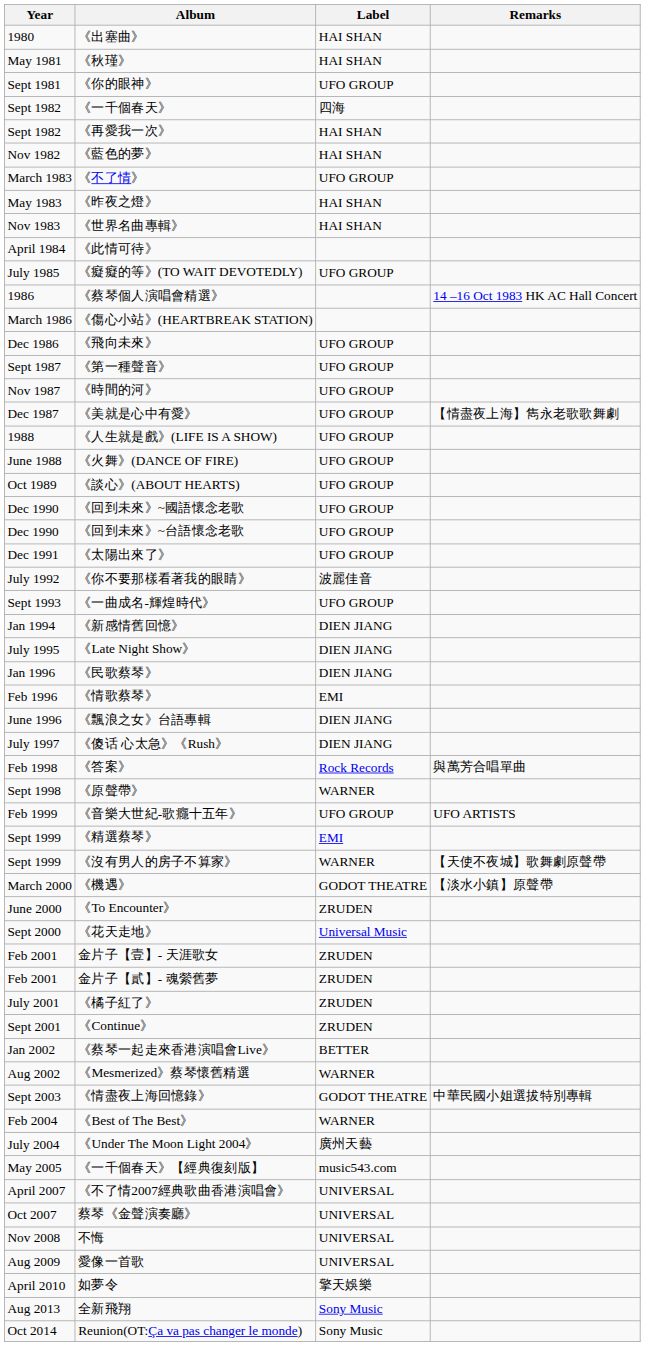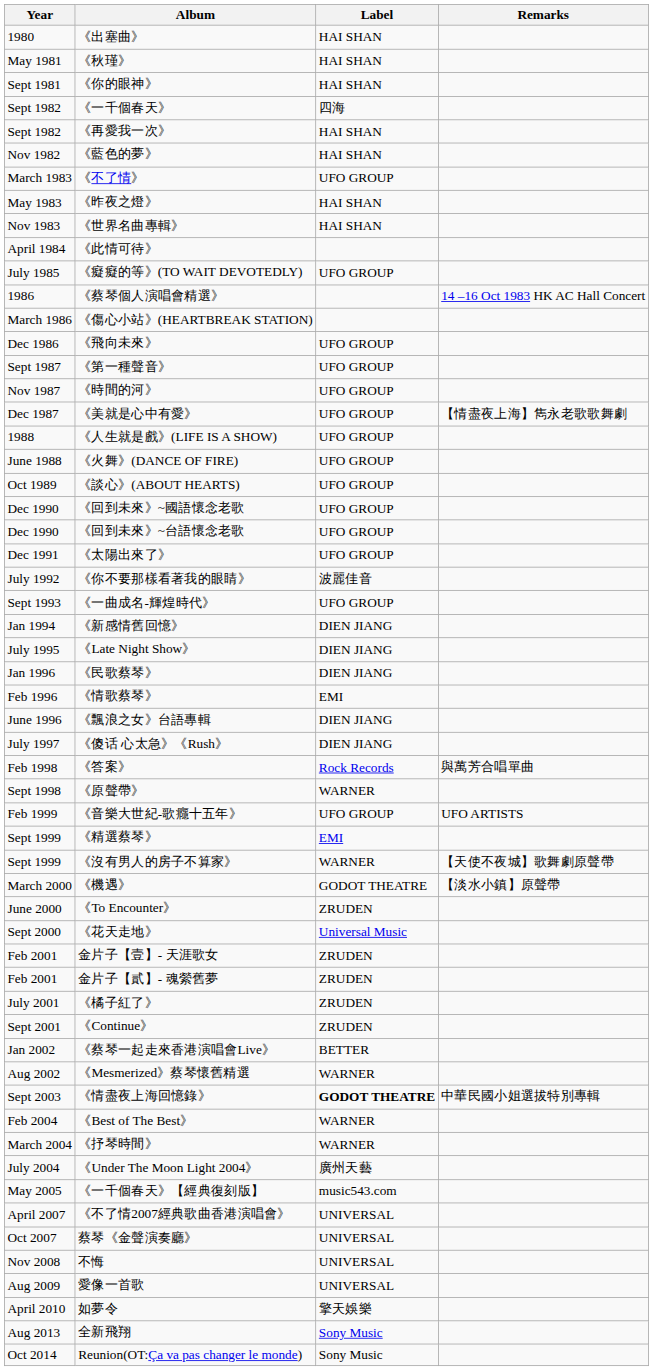(356, 84) UFO GROUP -> (350, 84) HAI SHAN
(373, 1097) normal -> (377, 1097) bold
+ row: (118, 1143)
